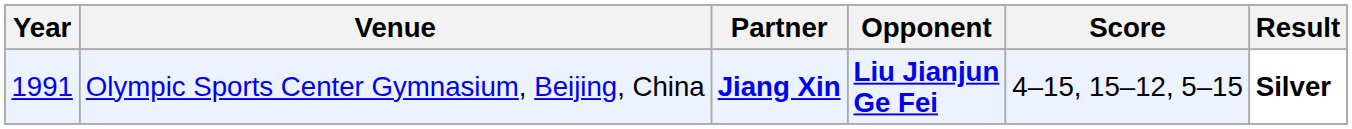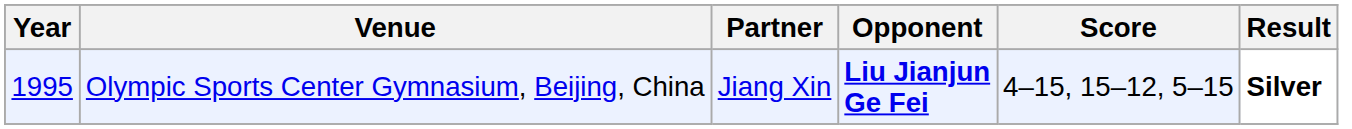(42, 86) 1991 -> (42, 86) 1995
(779, 86) bold -> (775, 86) normal
